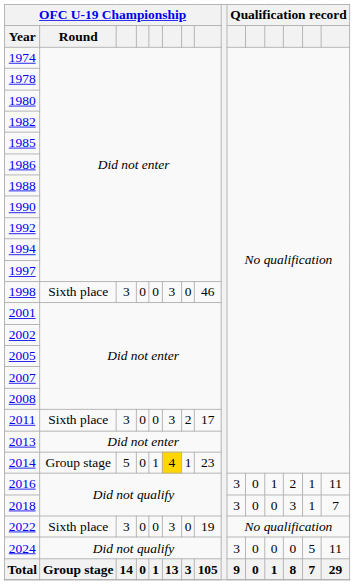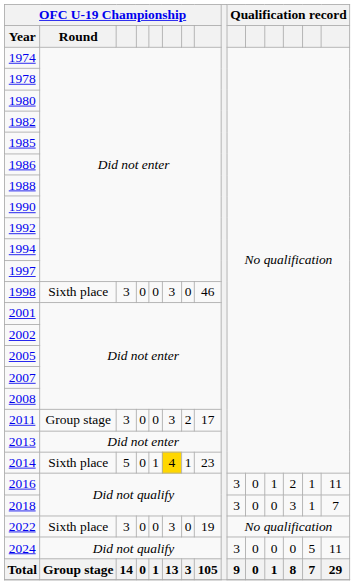(78, 420) Sixth place -> (78, 420) Group stage
(78, 462) Group stage -> (78, 462) Sixth place
